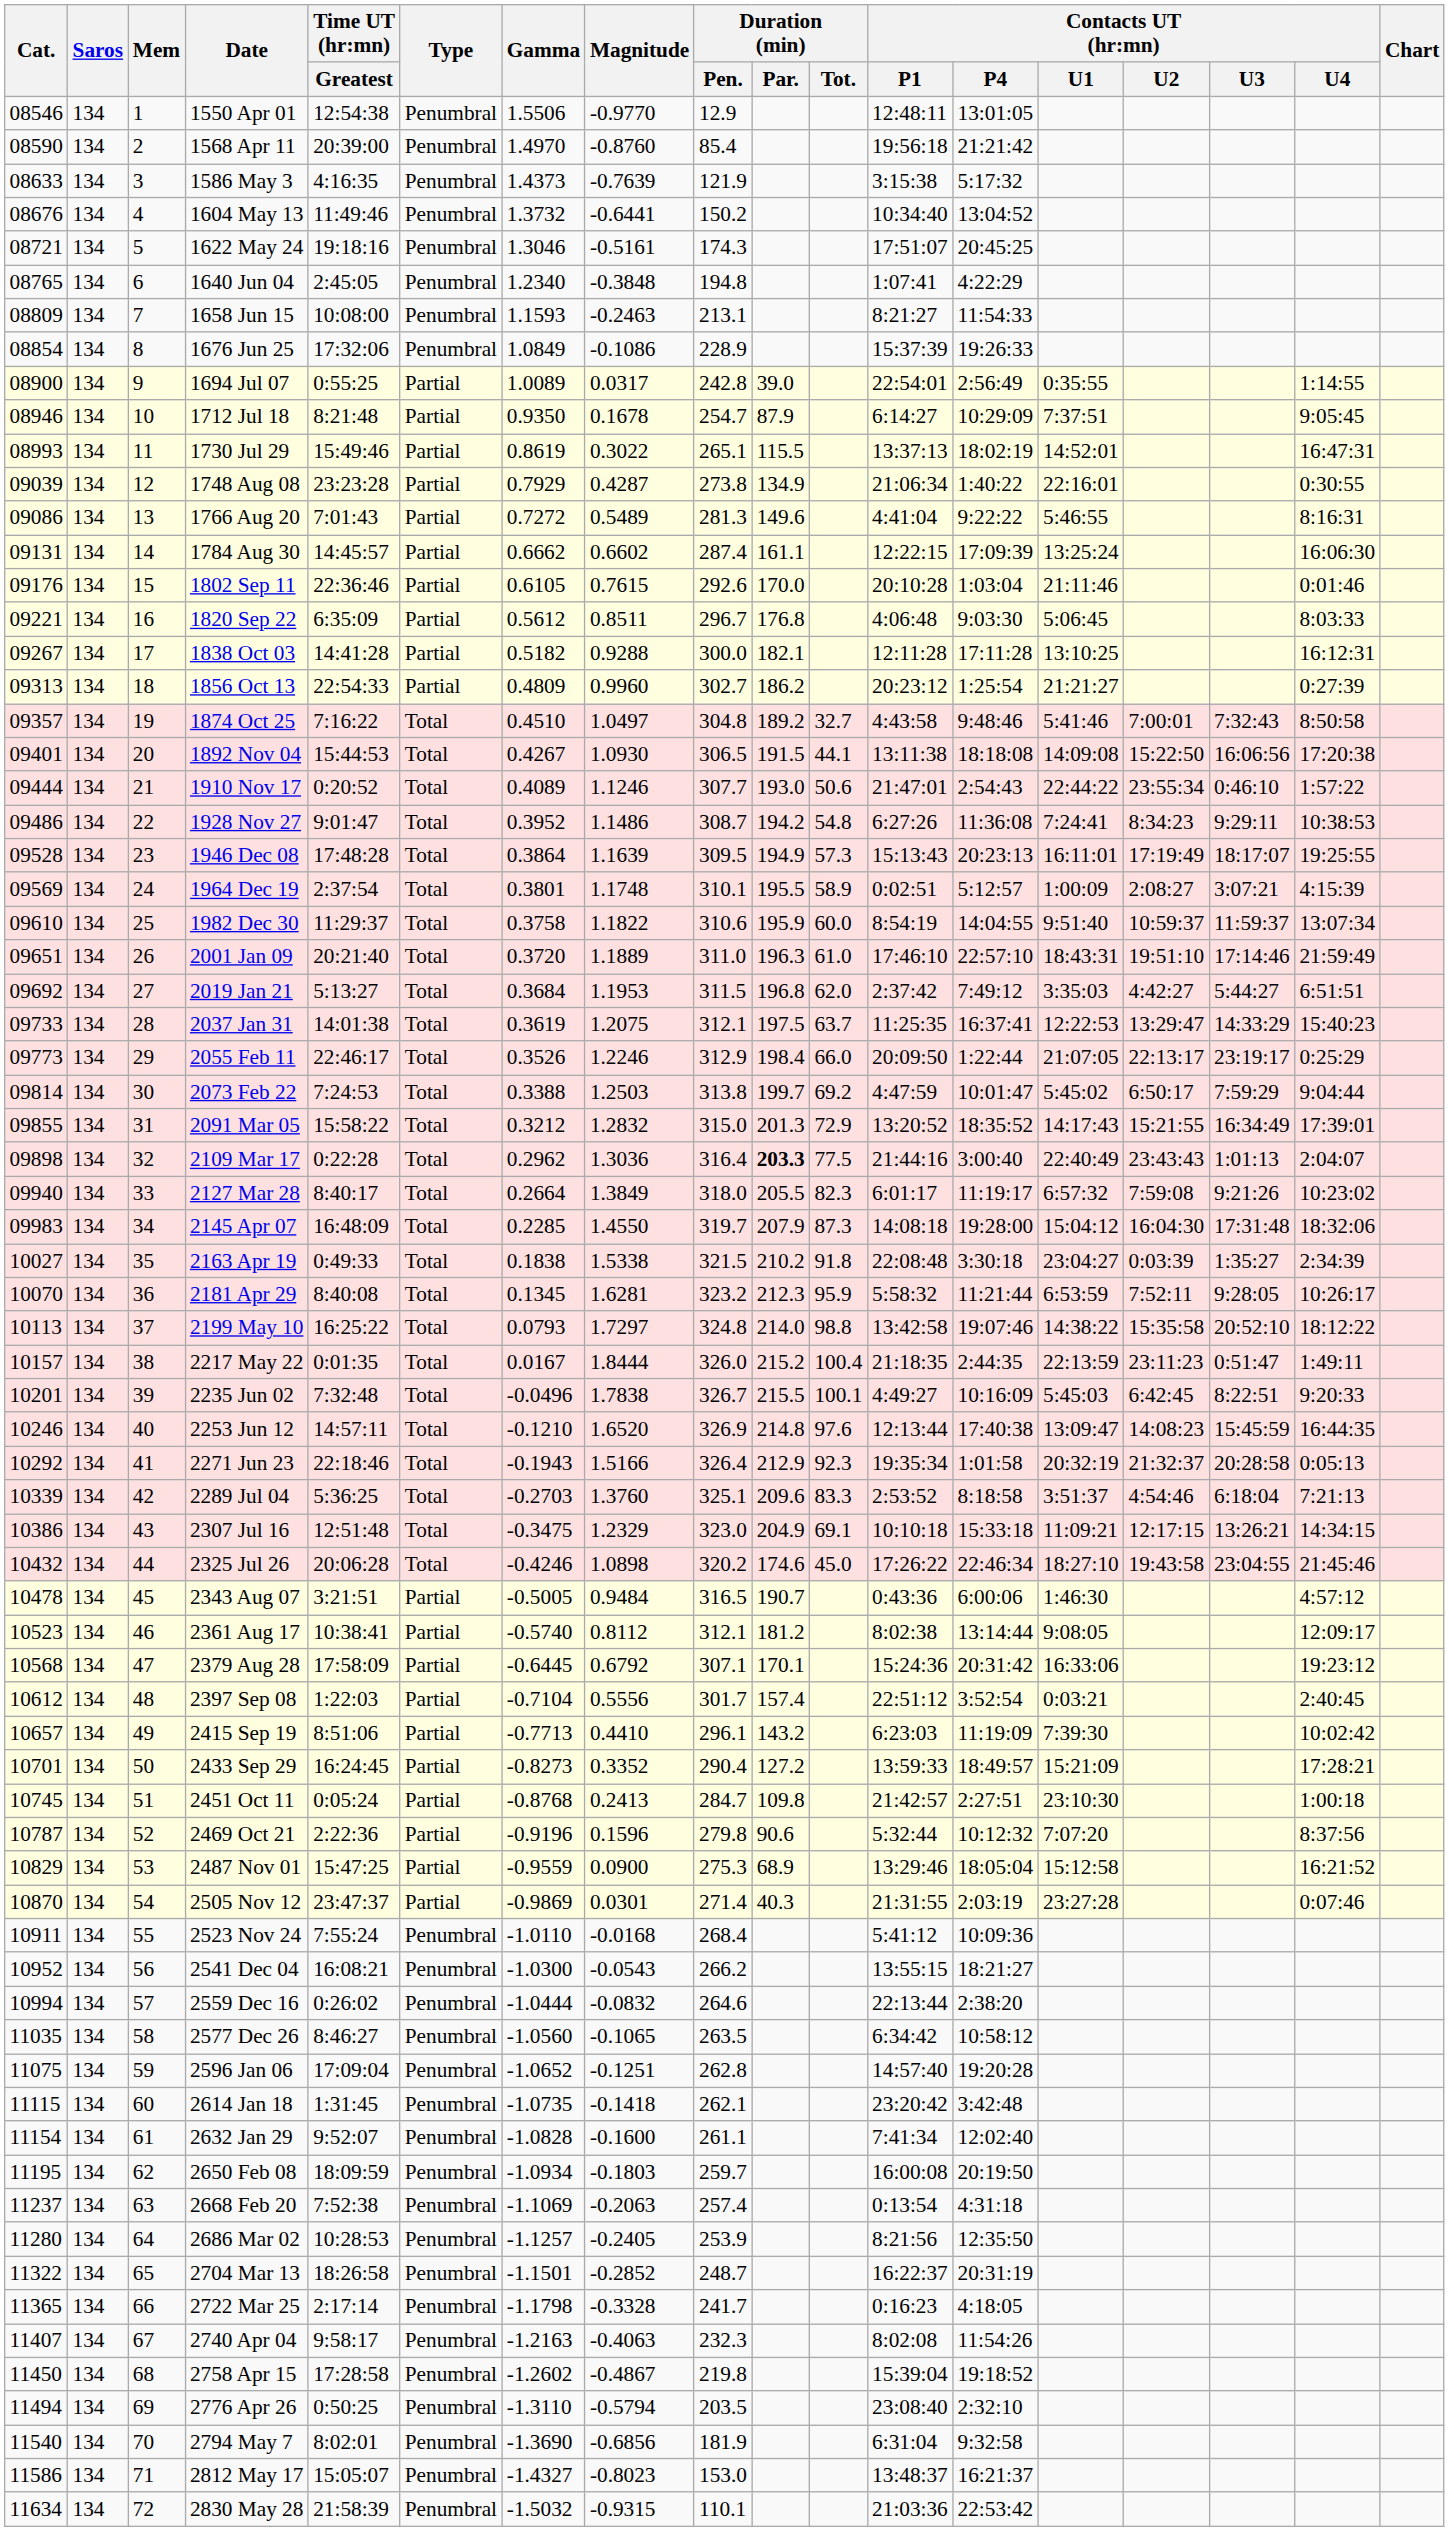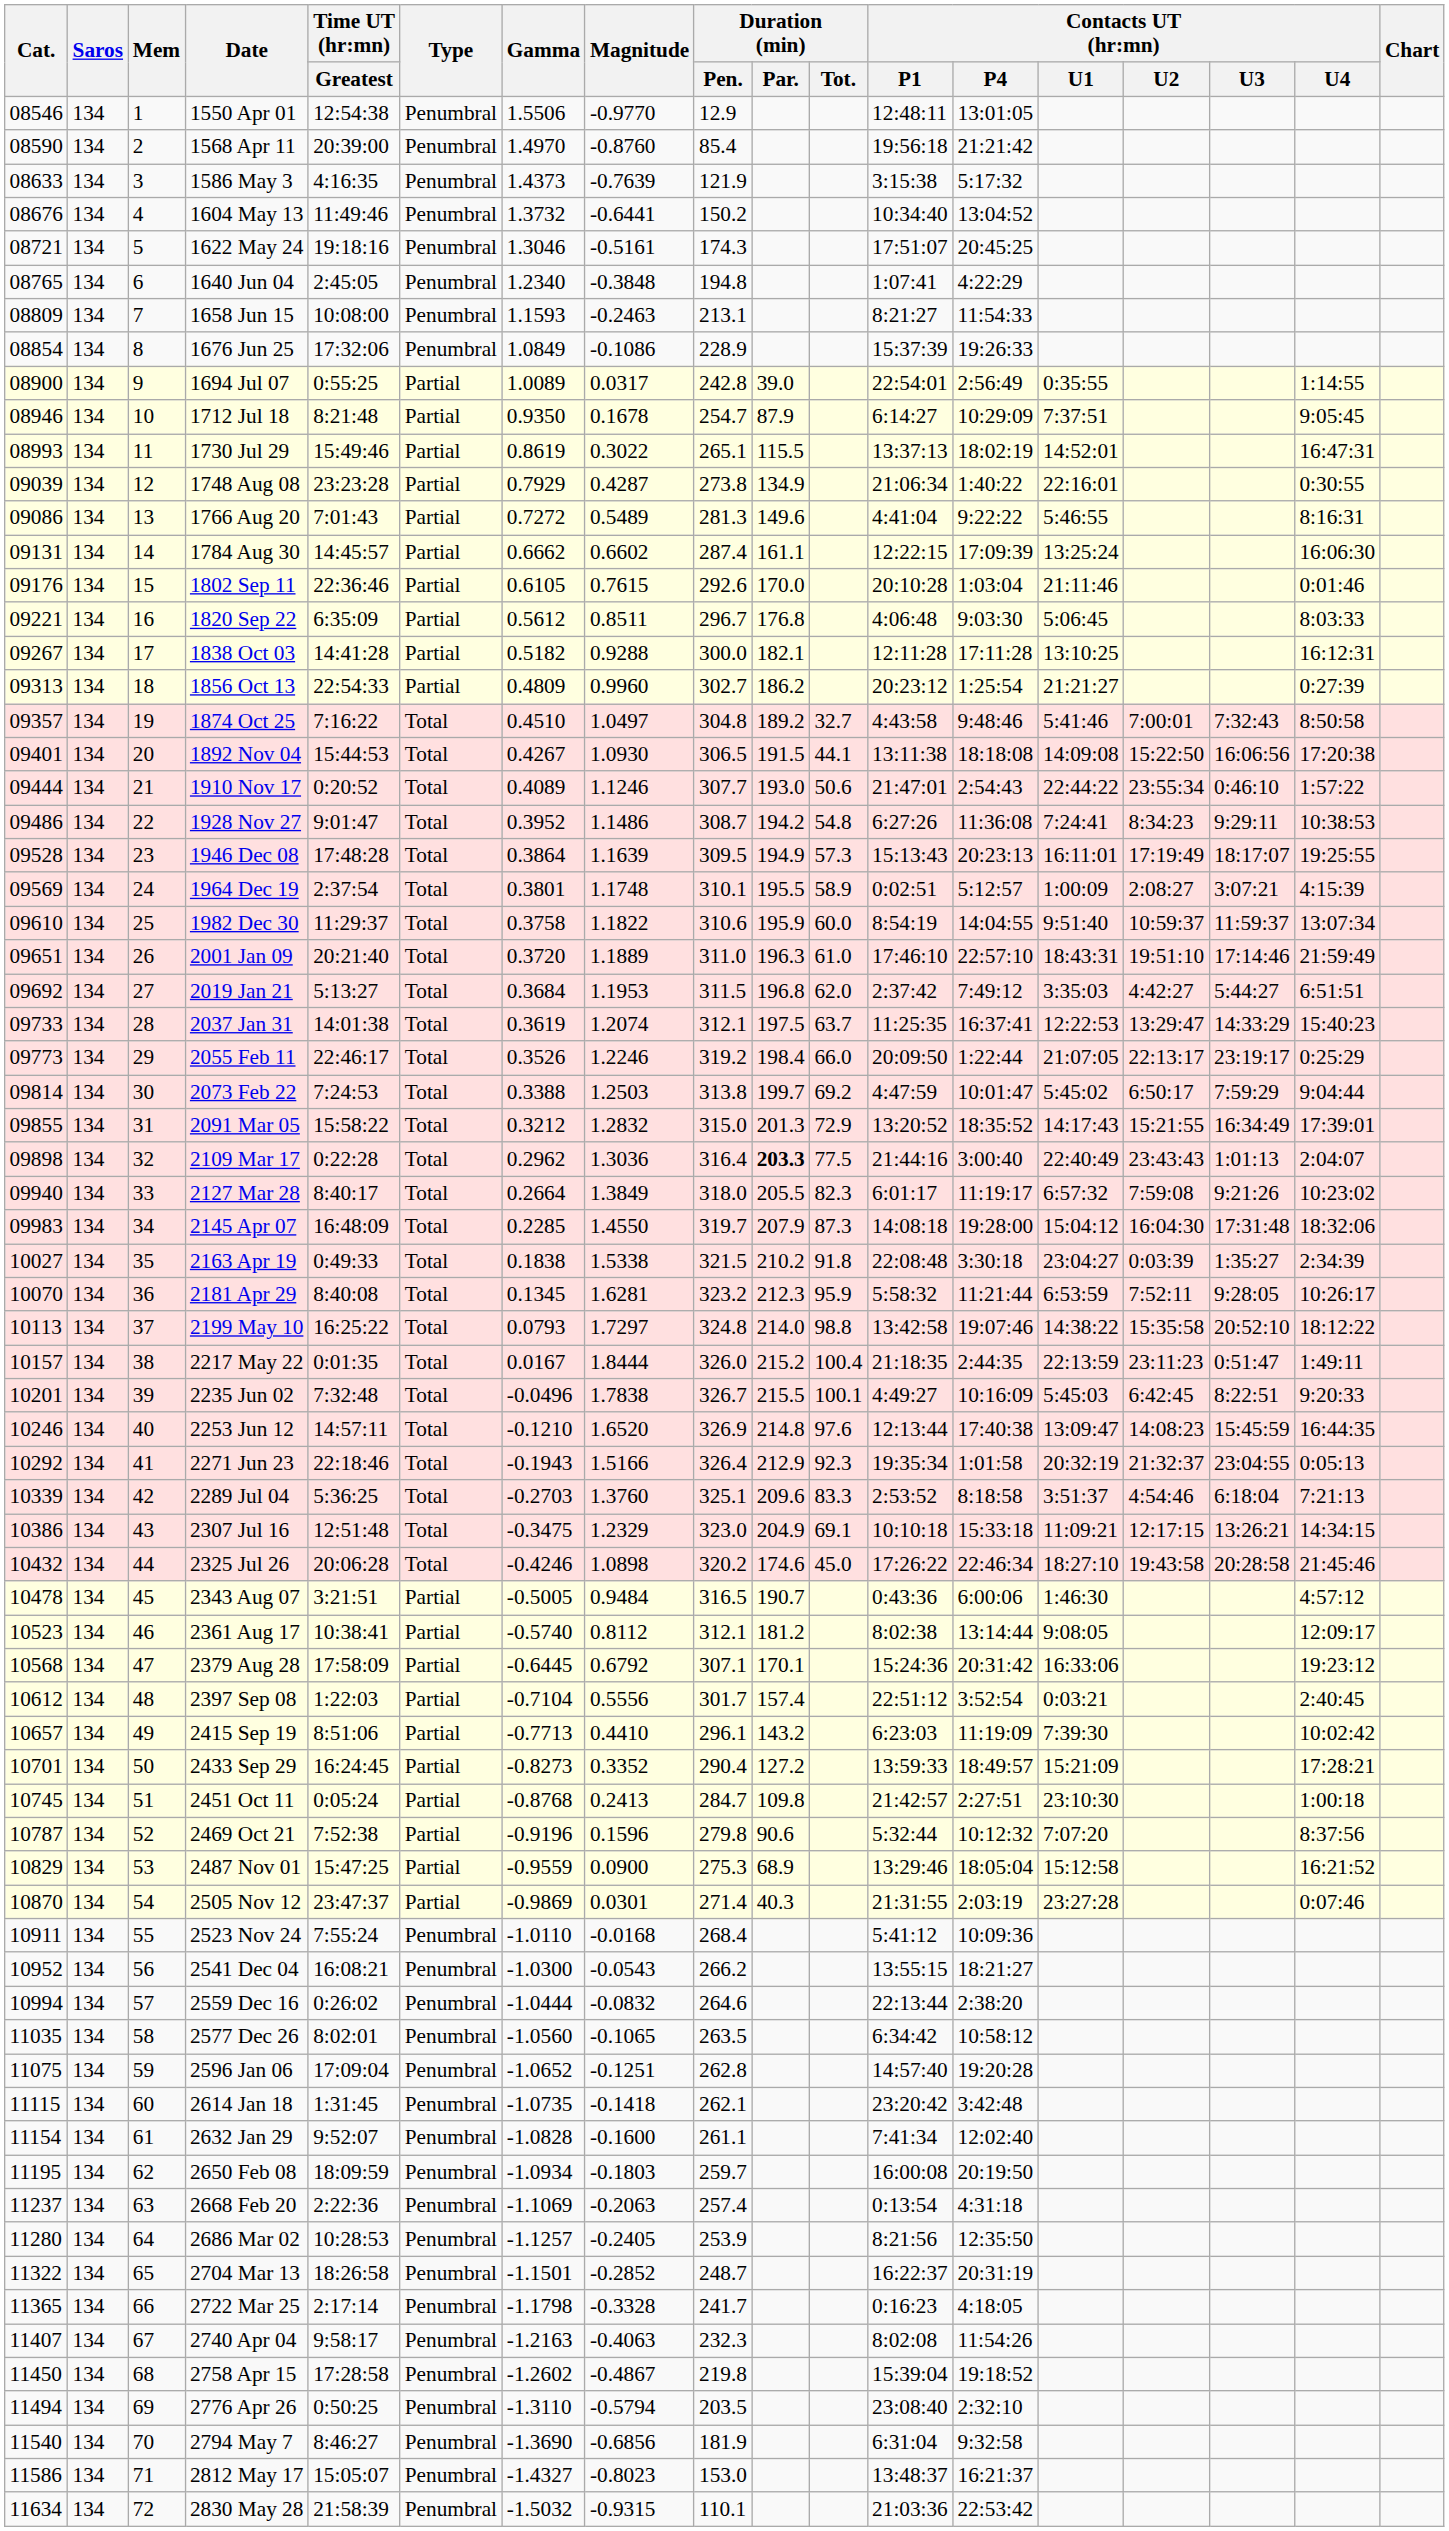(619, 1024) 1.2075 -> (619, 1024) 1.2074
(723, 1057) 312.9 -> (723, 1057) 319.2
(1252, 1462) 20:28:58 -> (1252, 1462) 23:04:55
(1252, 1564) 23:04:55 -> (1252, 1564) 20:28:58
(346, 1833) 2:22:36 -> (346, 1833) 7:52:38
(346, 2036) 8:46:27 -> (346, 2036) 8:02:01
(346, 2205) 7:52:38 -> (346, 2205) 2:22:36
(346, 2441) 8:02:01 -> (346, 2441) 8:46:27
